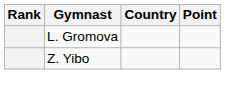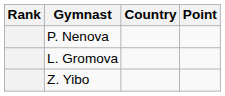+ row: (78, 36)
